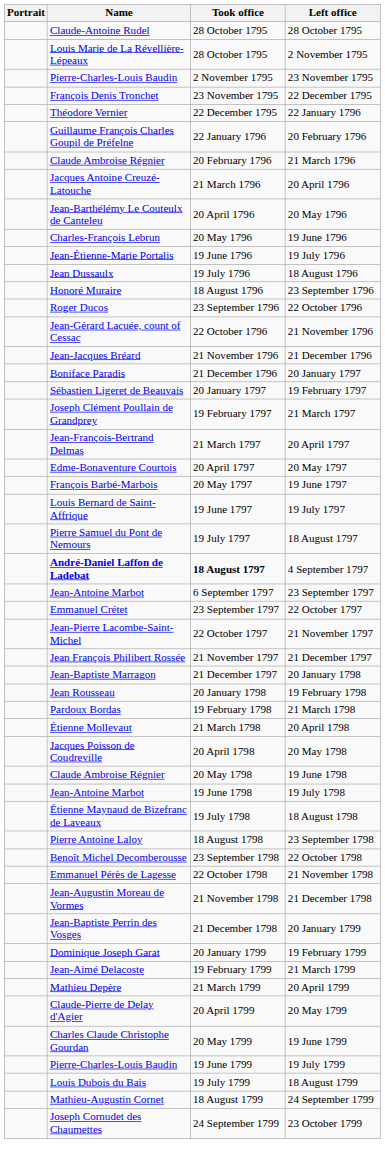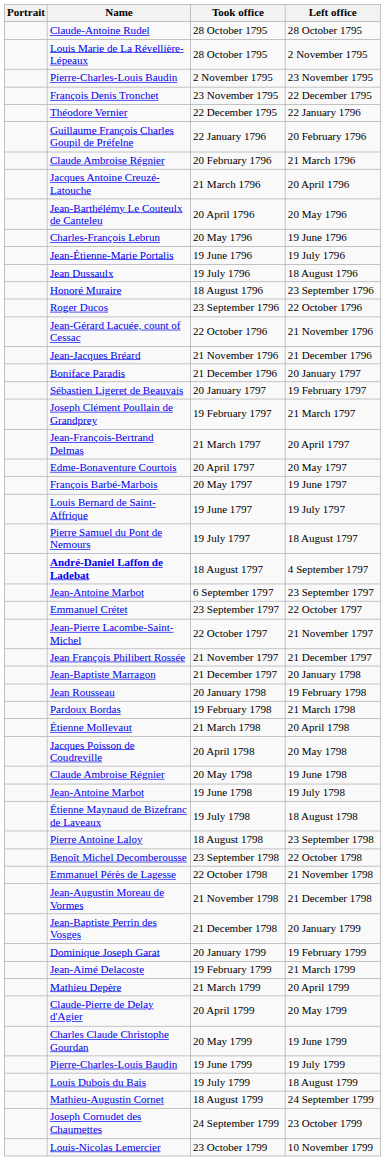(229, 568) bold -> (228, 568) normal
+ row: (330, 1147)
